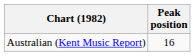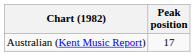(169, 42) 16 -> (169, 42) 17
